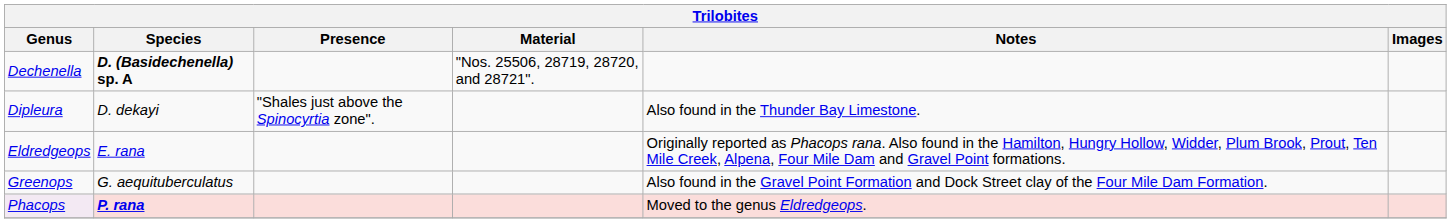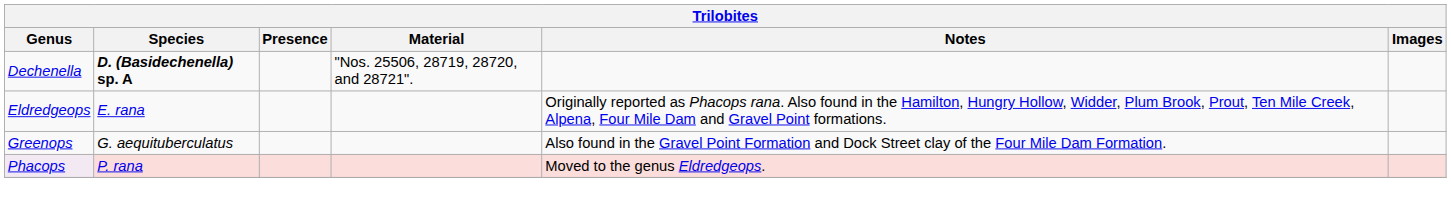- row: (35, 111)
(121, 205) bold -> (120, 166) normal
